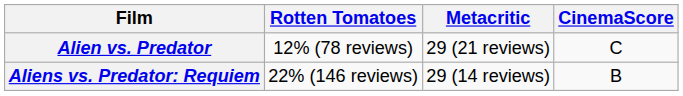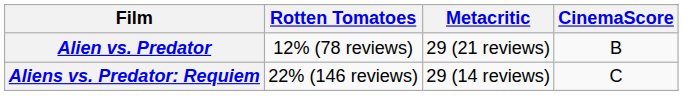(616, 47) C -> (616, 47) B
(616, 76) B -> (616, 76) C
